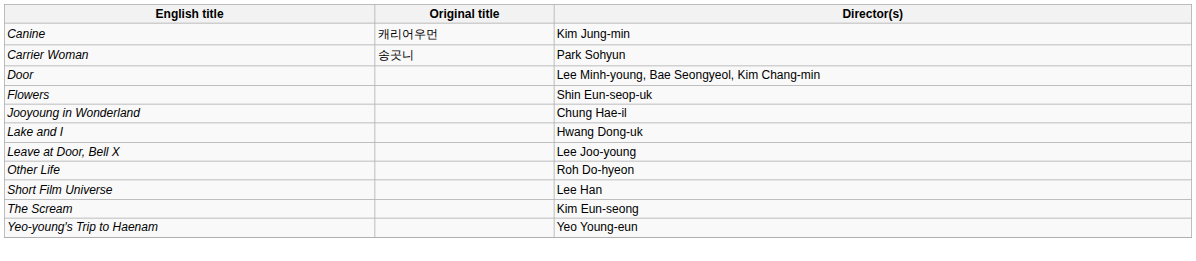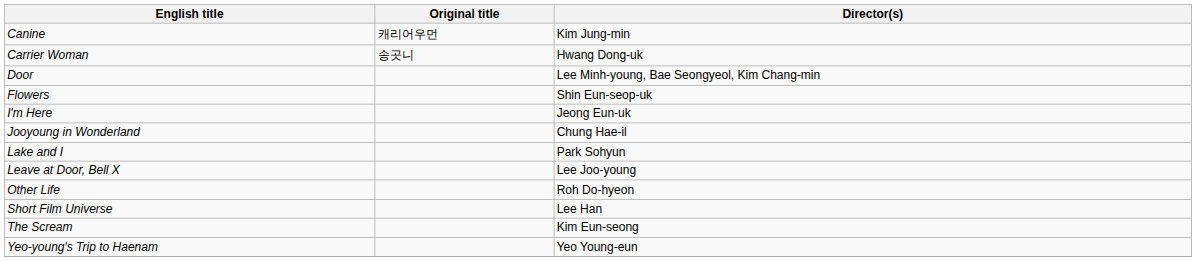(591, 55) Park Sohyun -> (600, 55) Hwang Dong-uk
+ row: (30, 113)
(600, 132) Hwang Dong-uk -> (591, 151) Park Sohyun
